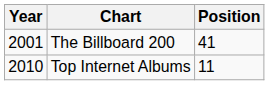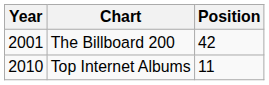(207, 42) 41 -> (207, 42) 42
